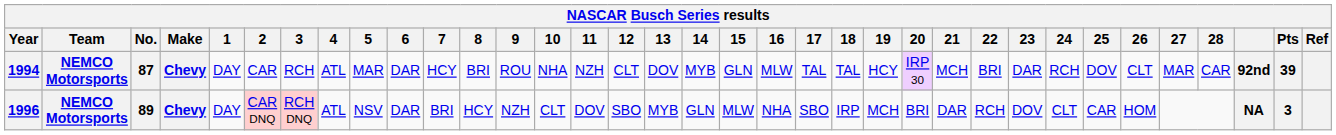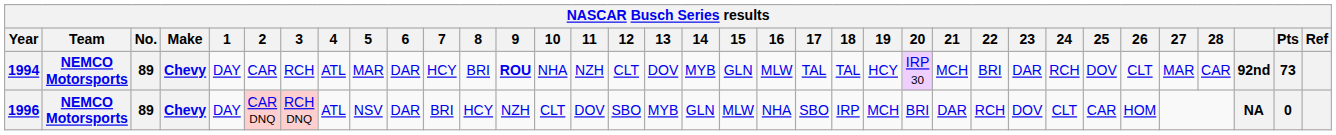(146, 71) 87 -> (146, 71) 89
(515, 71) normal -> (515, 71) bold
(1288, 71) 39 -> (1288, 71) 73
(1288, 110) 3 -> (1288, 110) 0
